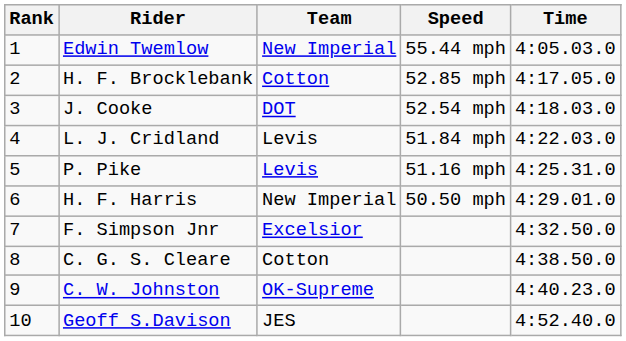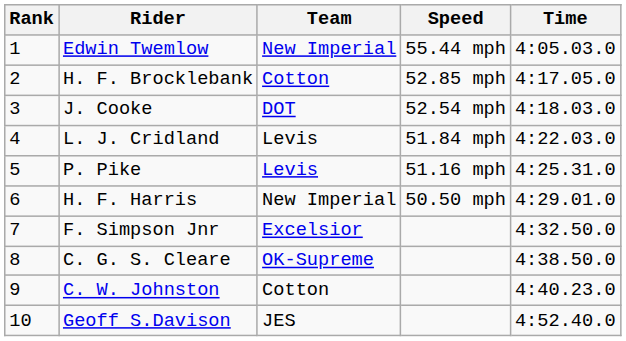(296, 261) Cotton -> (318, 261) OK-Supreme
(318, 291) OK-Supreme -> (296, 291) Cotton
